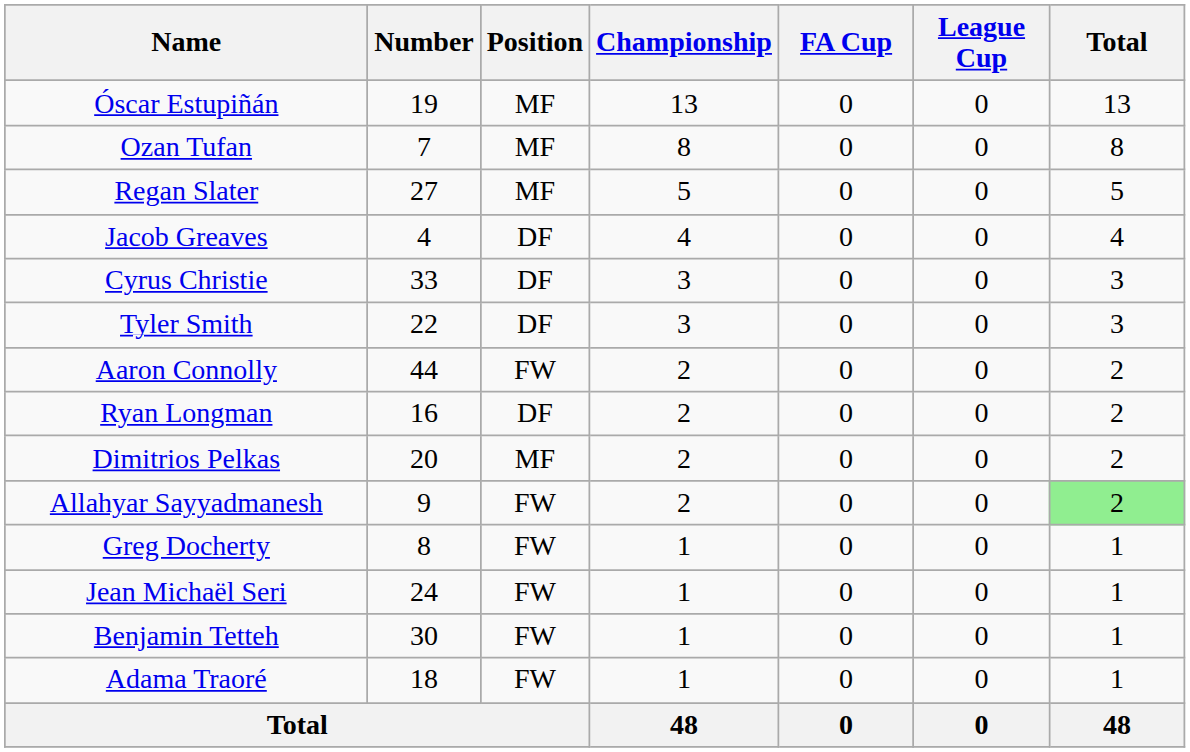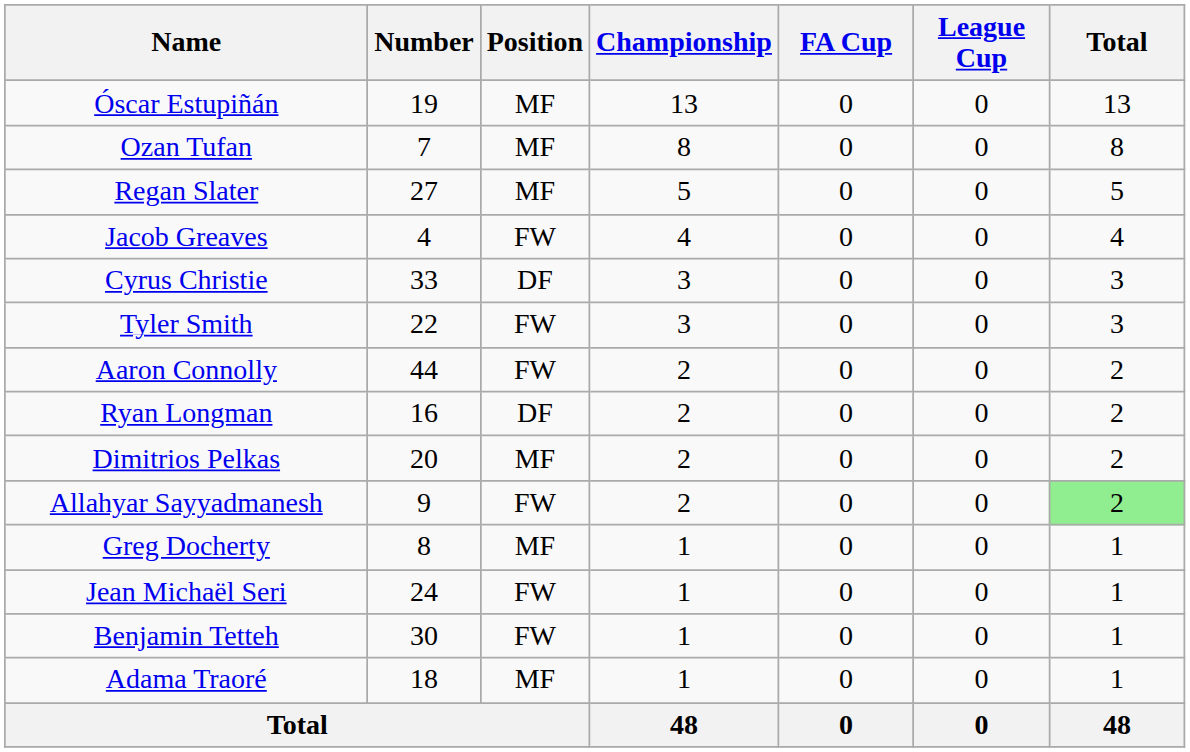(535, 235) DF -> (535, 235) FW
(535, 324) DF -> (535, 324) FW
(535, 546) FW -> (535, 546) MF
(535, 679) FW -> (535, 679) MF
